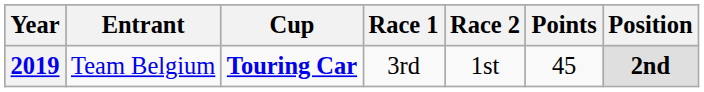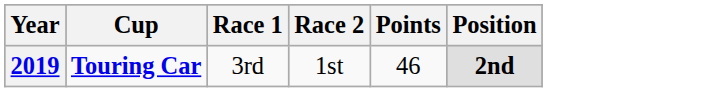- column: (143, 25)
(564, 65) 45 -> (408, 65) 46
